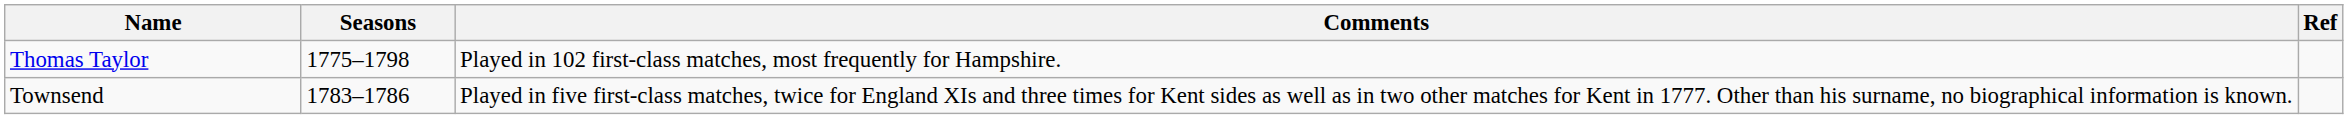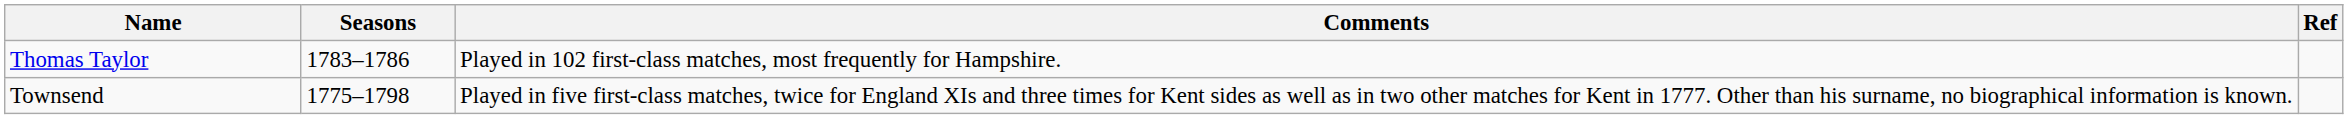(358, 58) 1775–1798 -> (358, 58) 1783–1786
(358, 95) 1783–1786 -> (358, 95) 1775–1798
